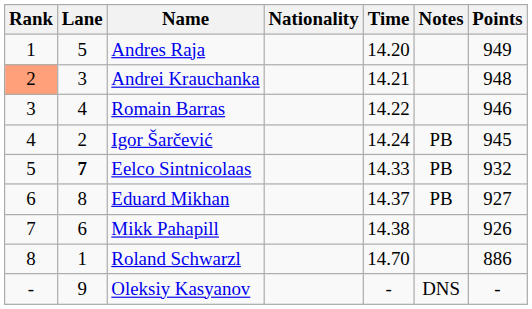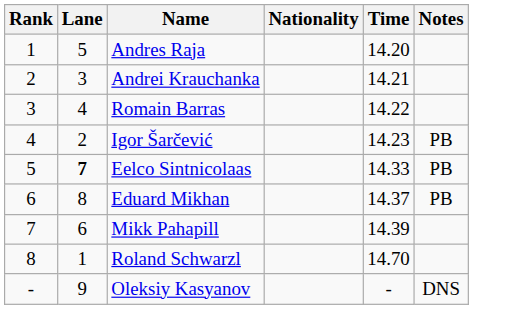- column: (497, 19)
(31, 79) lightsalmon background -> (31, 79) no background
(389, 139) 14.24 -> (389, 139) 14.23
(389, 229) 14.38 -> (389, 229) 14.39
